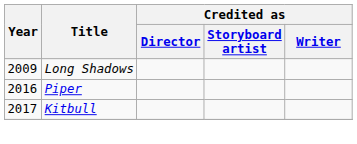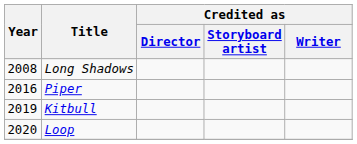(22, 69) 2009 -> (22, 69) 2008
(22, 109) 2017 -> (22, 109) 2019
+ row: (60, 129)
